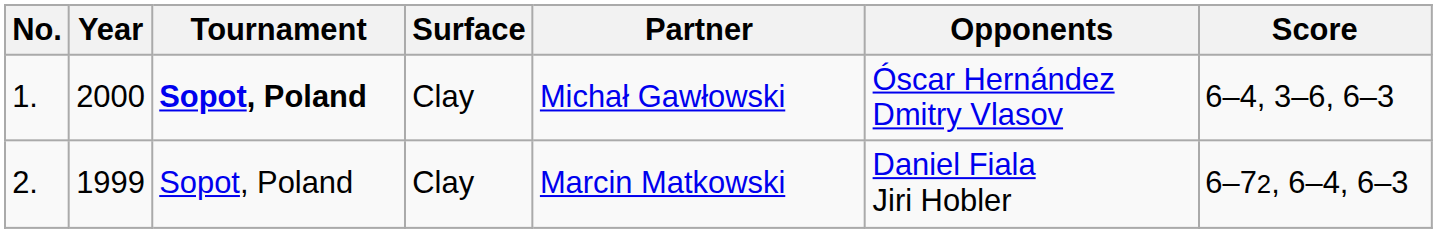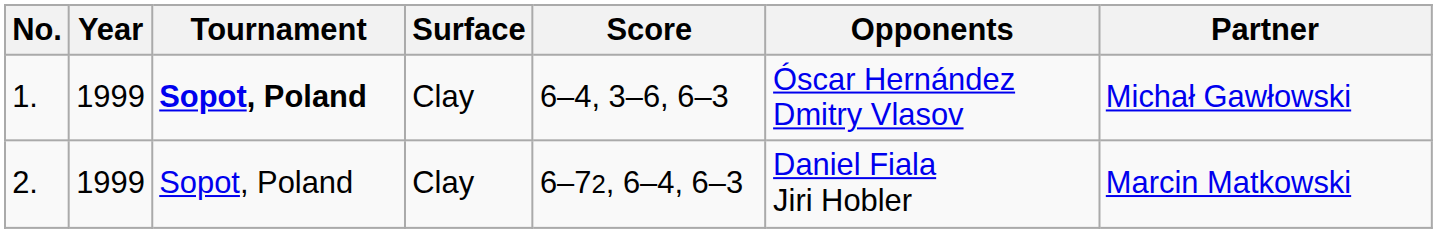columns swapped: (699, 29) <-> (1315, 29)
(111, 97) 2000 -> (111, 97) 1999
